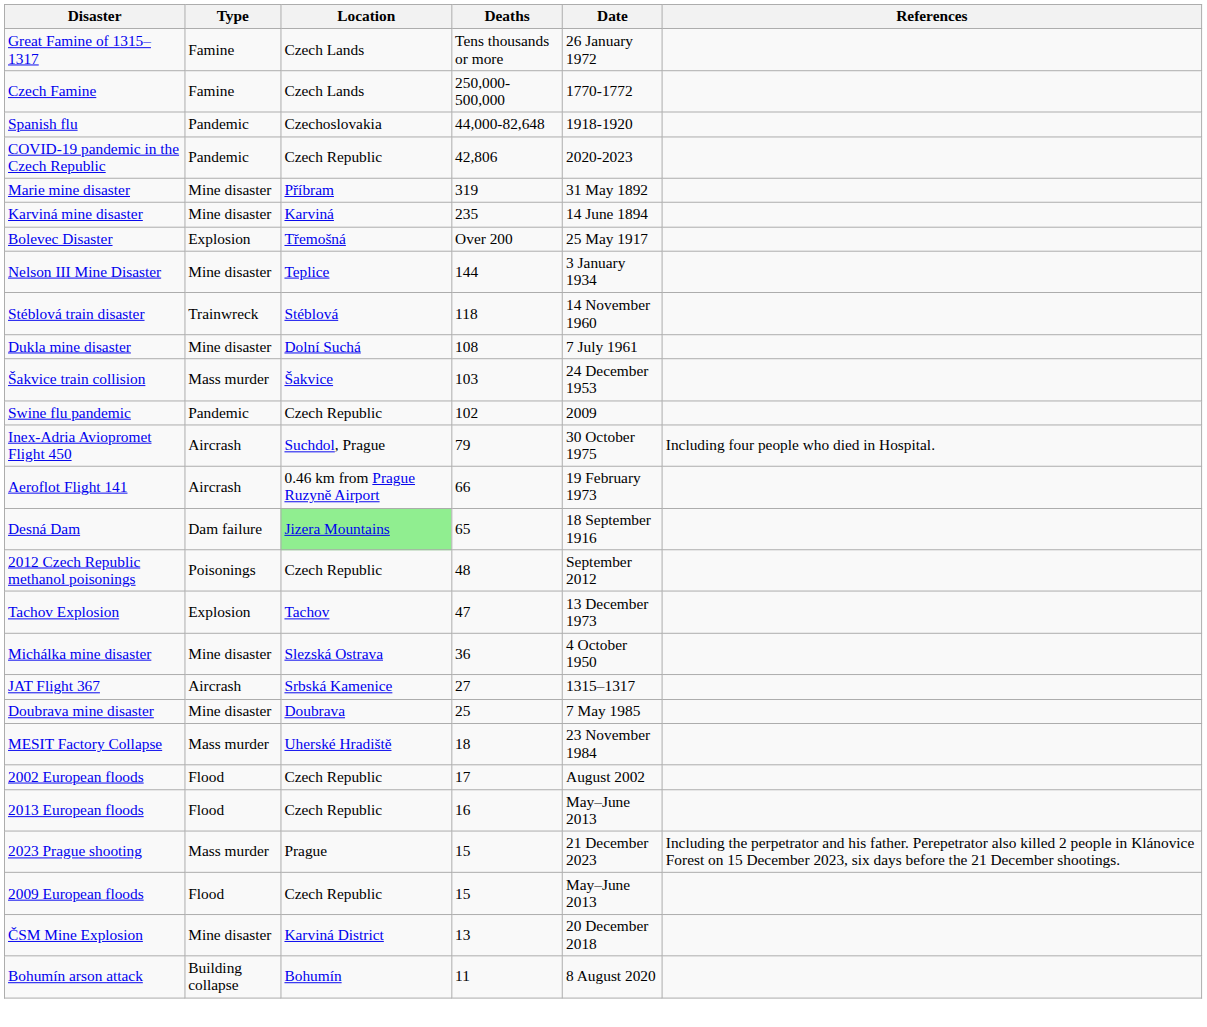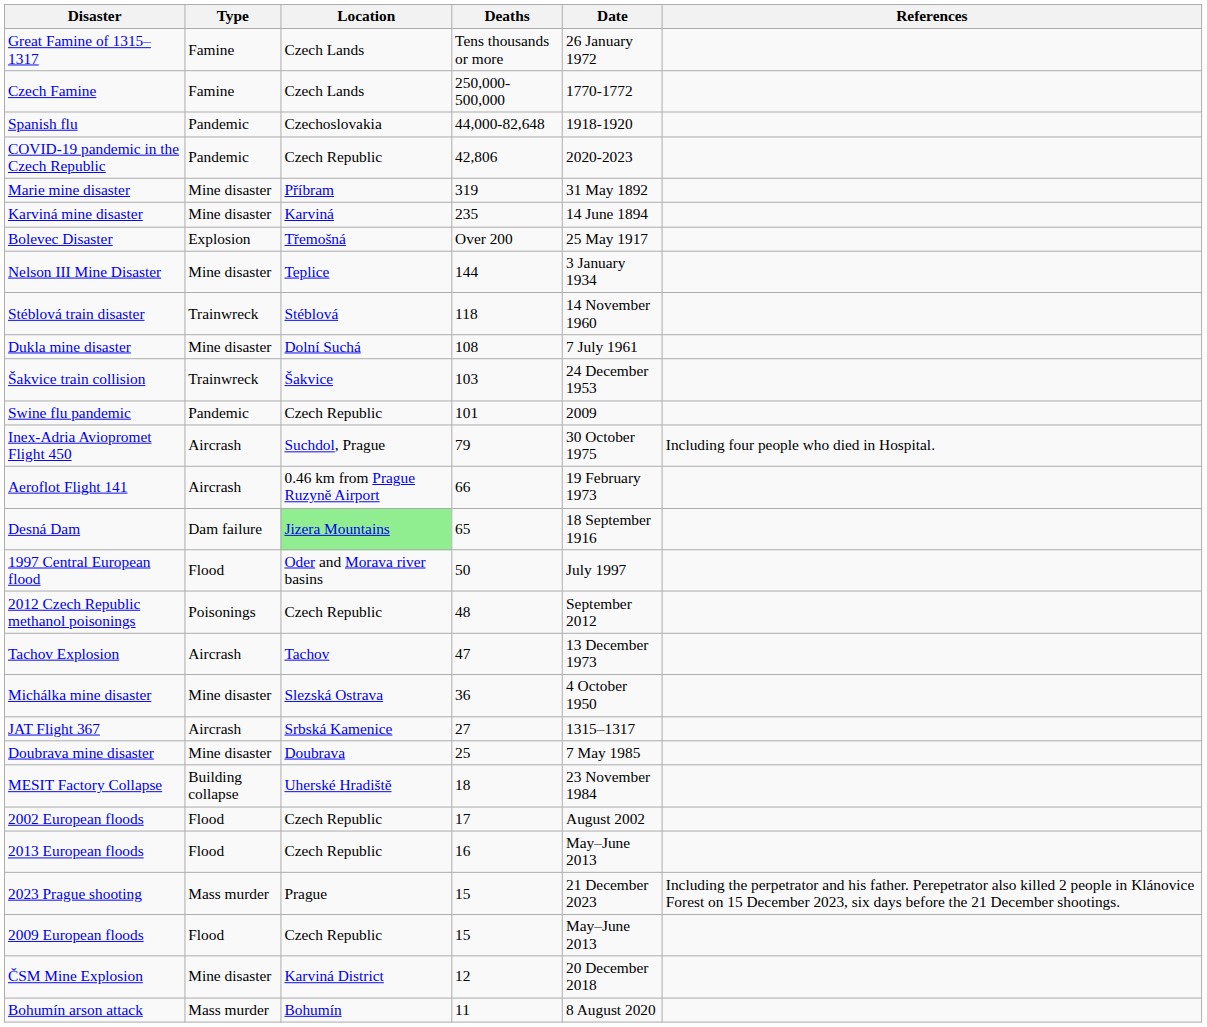(229, 379) Mass murder -> (223, 379) Trainwreck
(467, 412) 102 -> (467, 412) 101
+ row: (79, 570)
(219, 612) Explosion -> (215, 653) Aircrash
(229, 744) Mass murder -> (215, 785) Building collapse
(463, 935) 13 -> (463, 976) 12
(215, 976) Building collapse -> (229, 1009) Mass murder
